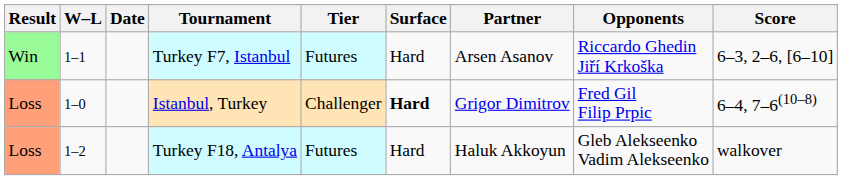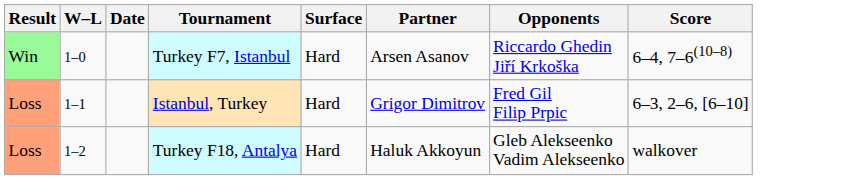- column: (343, 18)
(75, 56) 1–1 -> (75, 56) 1–0
(775, 55) 6–3, 2–6, [6–10] -> (682, 55) 6–4, 7–6(10–8)
(75, 104) 1–0 -> (75, 104) 1–1
(410, 103) bold -> (323, 103) normal
(767, 103) 6–4, 7–6(10–8) -> (691, 103) 6–3, 2–6, [6–10]
